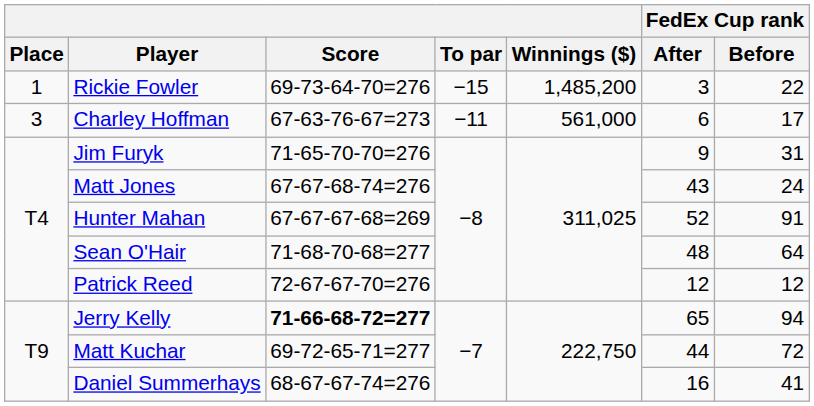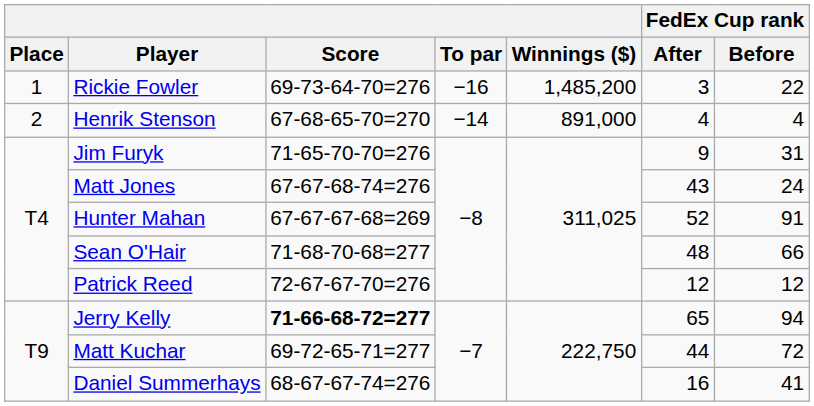(471, 86) −15 -> (471, 86) −16
+ row: (144, 119)
- row: (151, 119)
(793, 251) 64 -> (793, 251) 66
